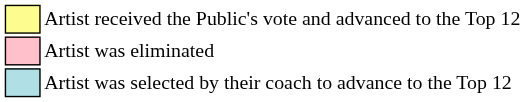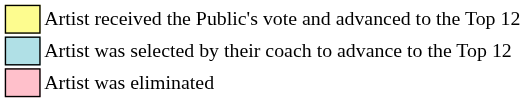rows swapped: (278, 82) <-> (129, 50)
